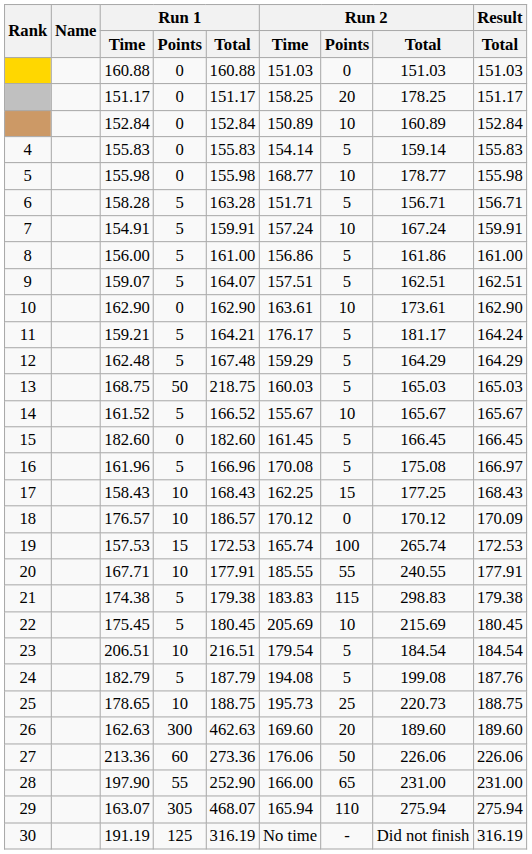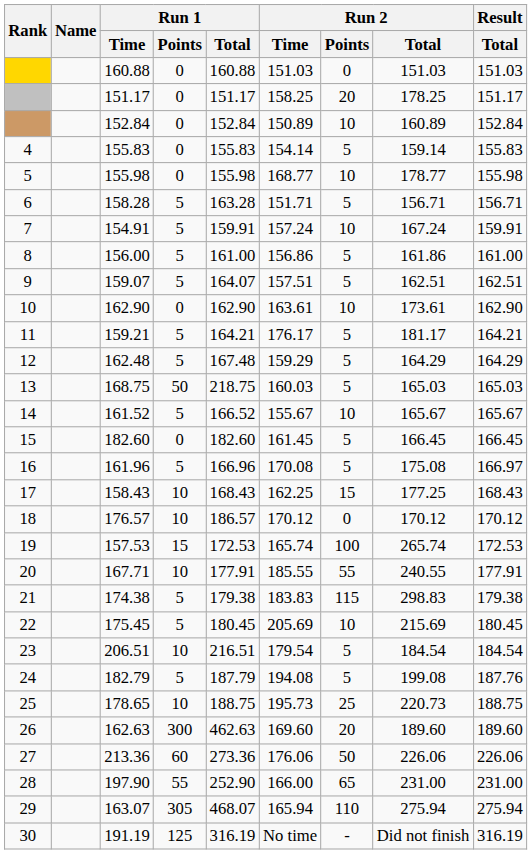(500, 334) 164.24 -> (500, 334) 164.21
(500, 519) 170.09 -> (500, 519) 170.12
